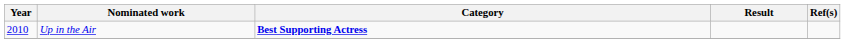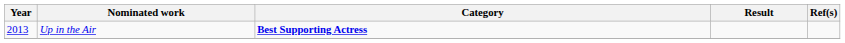(18, 30) 2010 -> (18, 30) 2013
